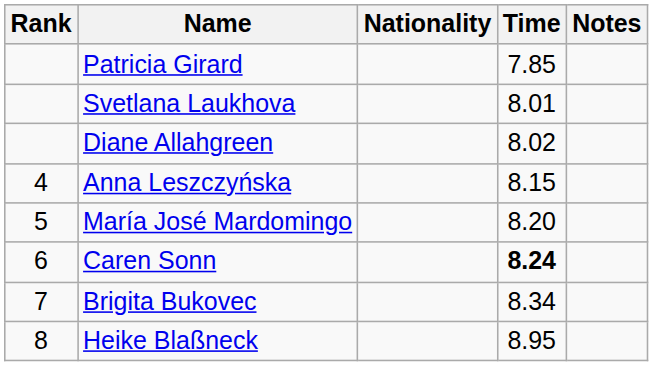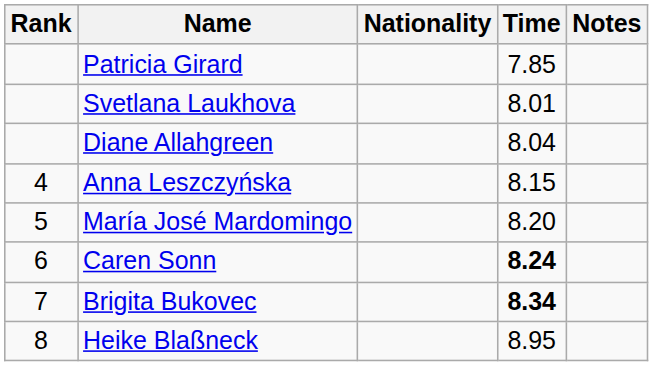(532, 143) 8.02 -> (532, 143) 8.04
(532, 301) normal -> (532, 301) bold
